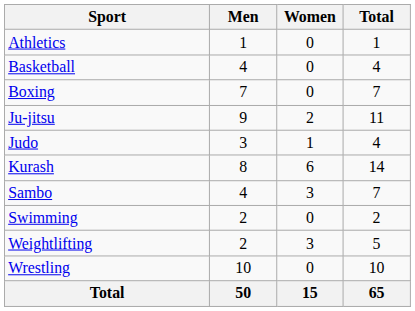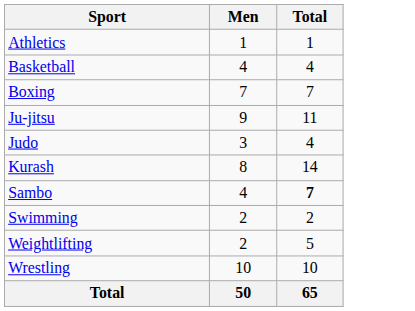- column: (310, 17)
(377, 192) normal -> (310, 192) bold
